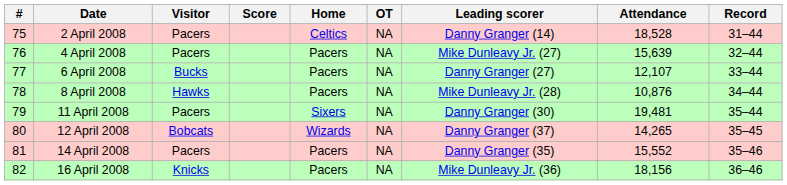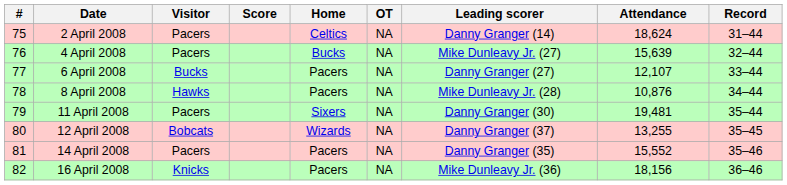(653, 33) 18,528 -> (653, 33) 18,624
(328, 53) Pacers -> (328, 53) Bucks
(653, 131) 14,265 -> (653, 131) 13,255
